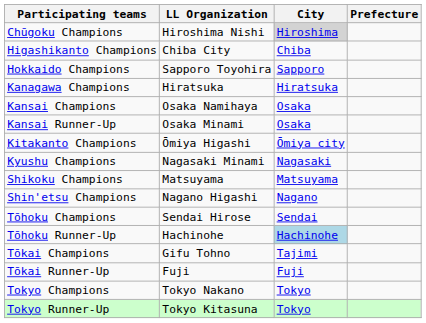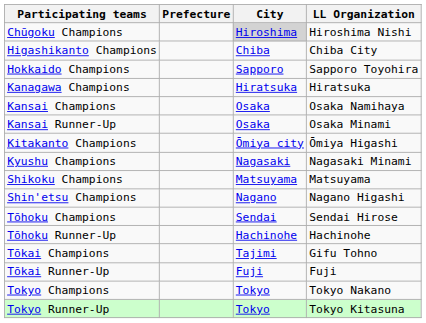columns swapped: (384, 14) <-> (217, 14)
(307, 235) lightblue background -> (266, 235) no background
